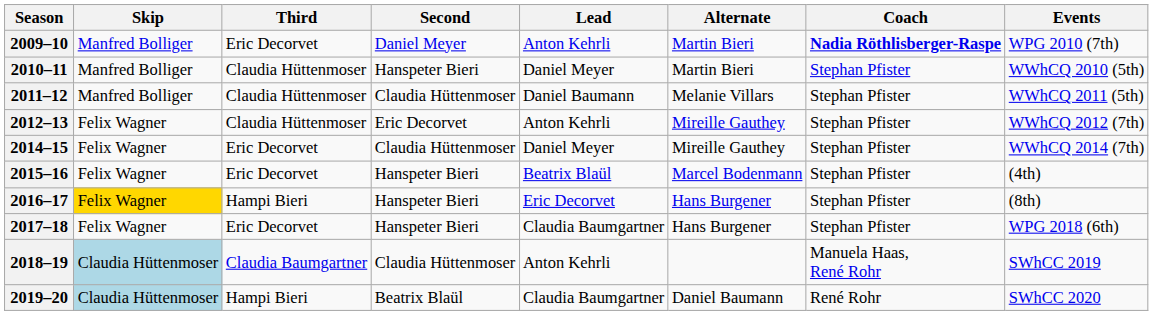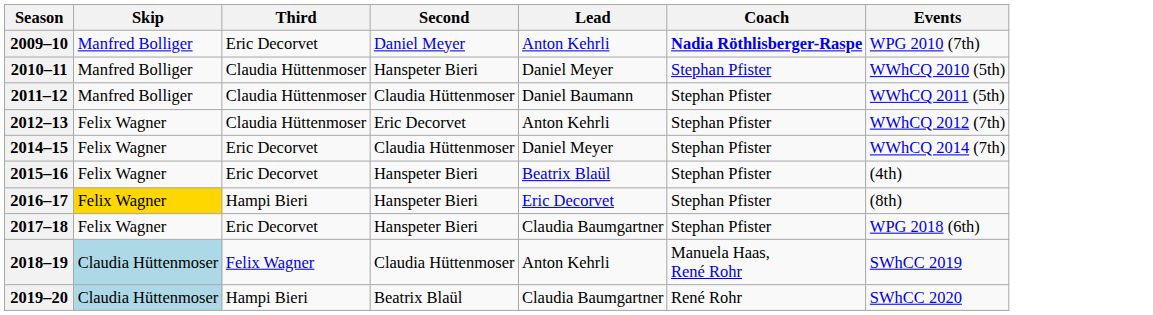- column: (737, 17)
(297, 262) Claudia Baumgartner -> (270, 262) Felix Wagner
